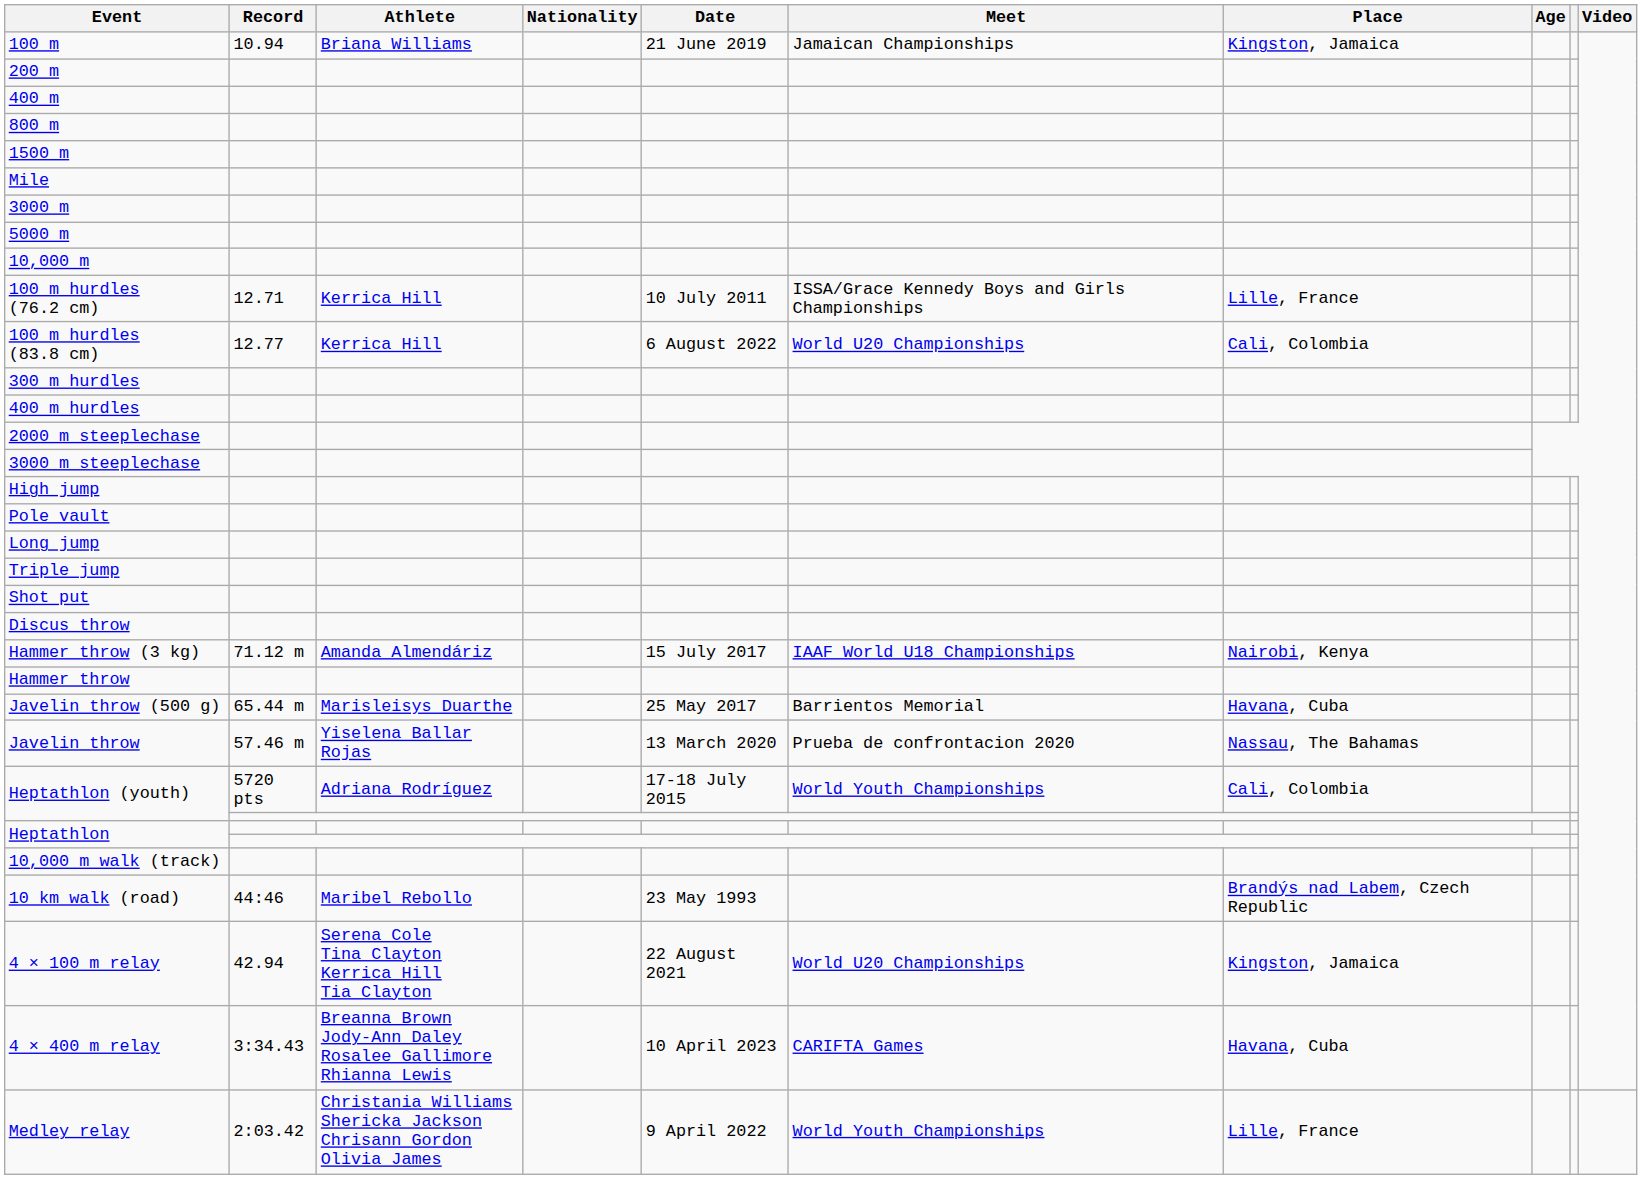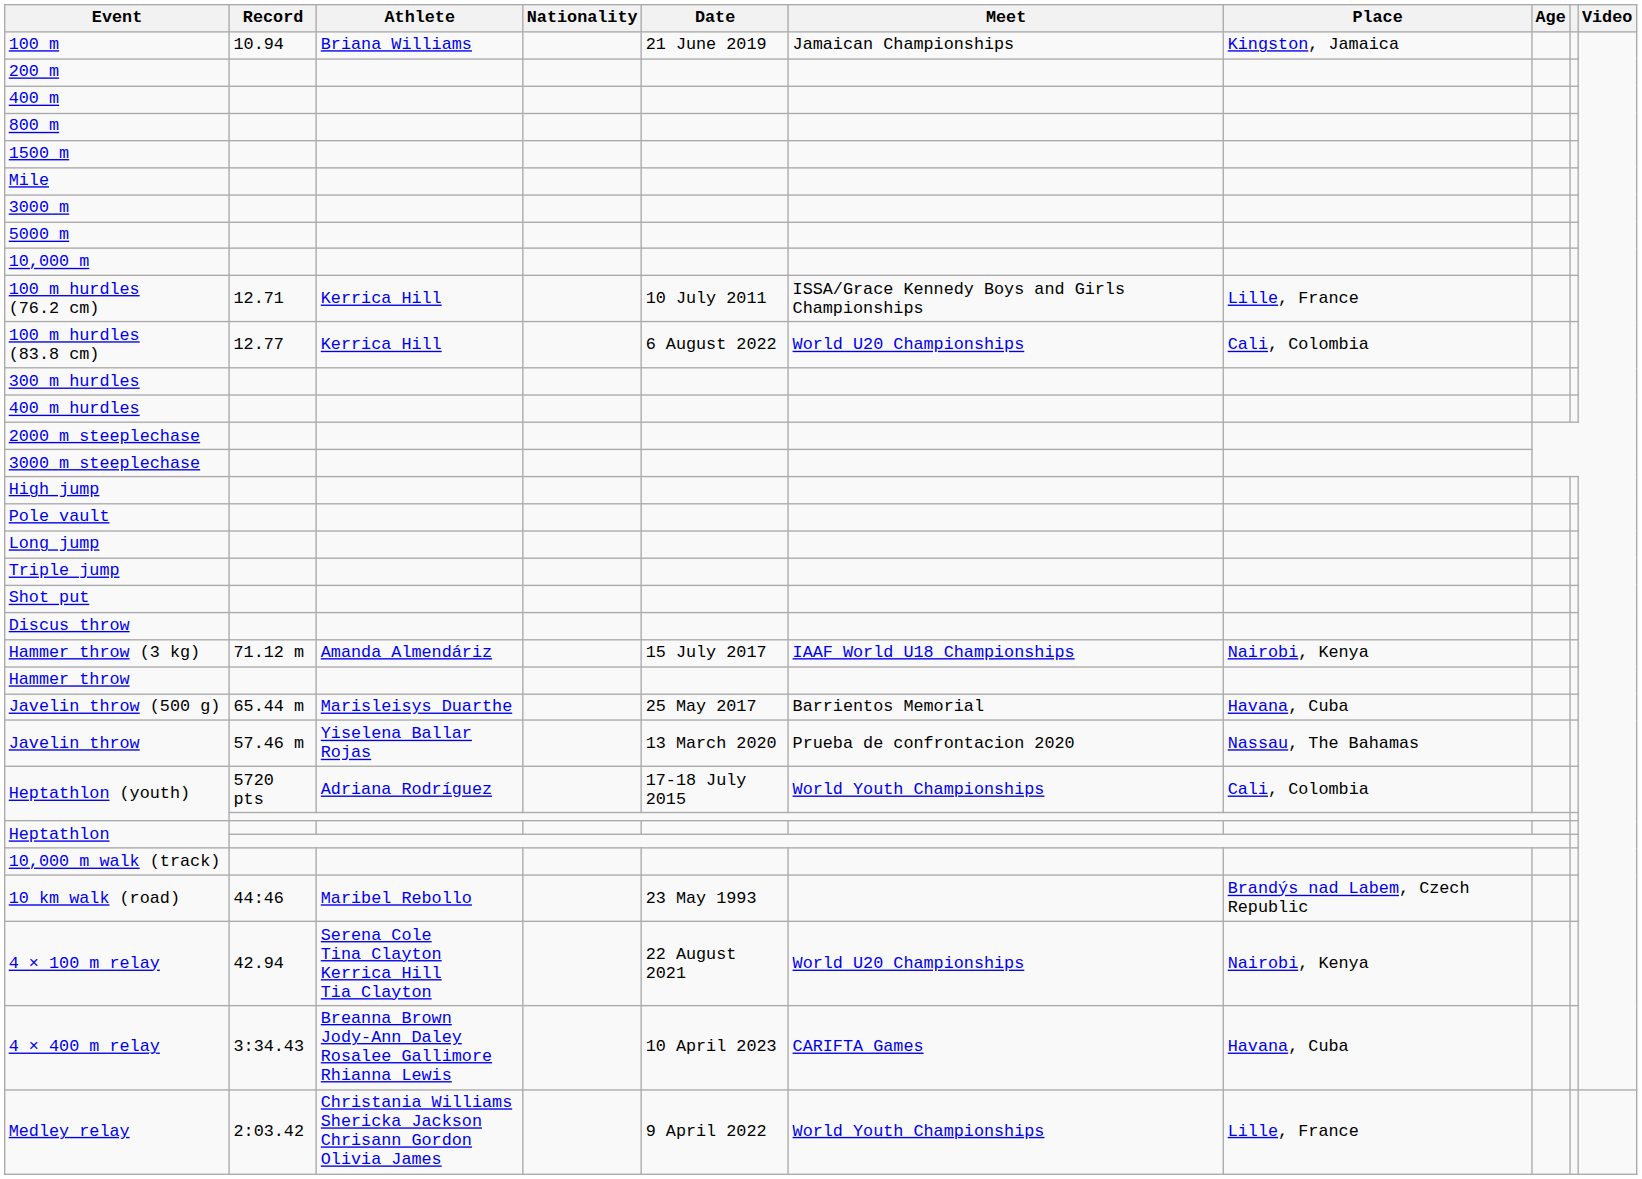(1313, 964) Kingston, Jamaica -> (1298, 964) Nairobi, Kenya
